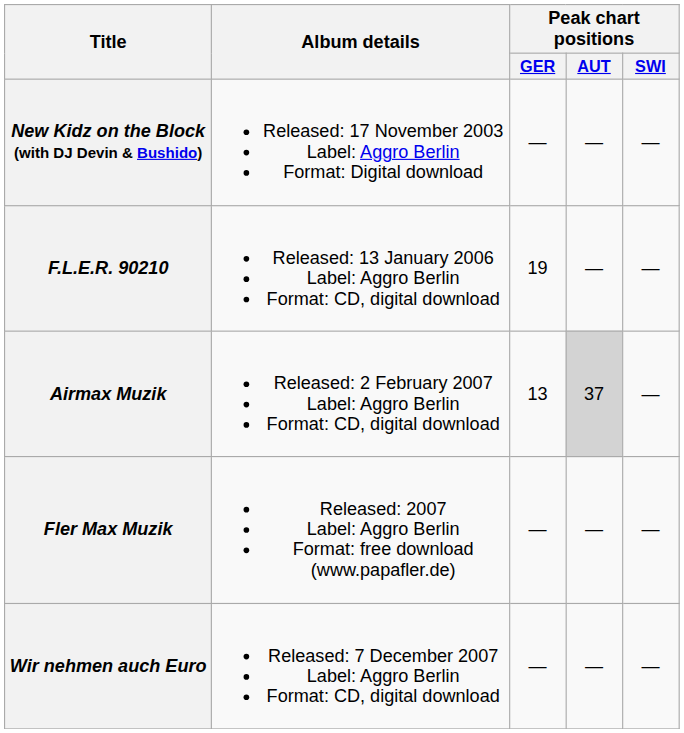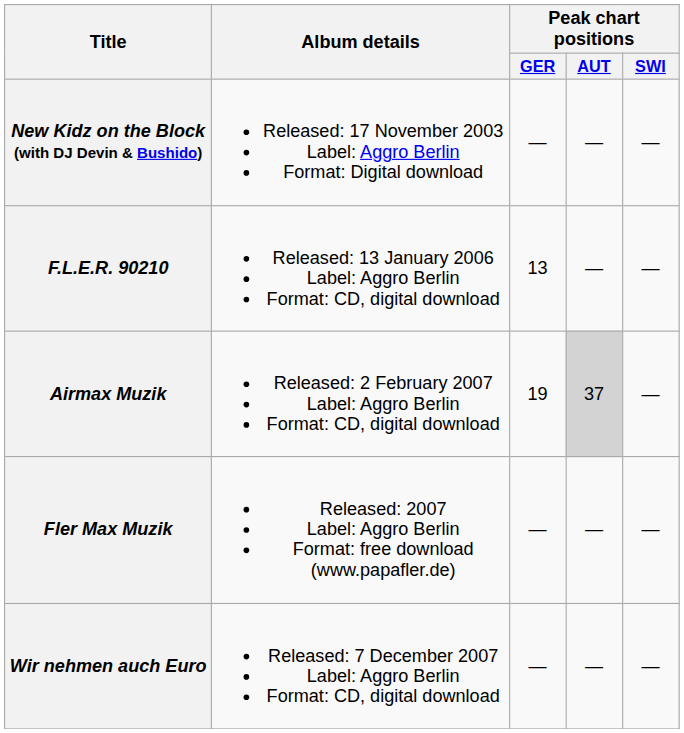(538, 268) 19 -> (538, 268) 13
(538, 393) 13 -> (538, 393) 19
